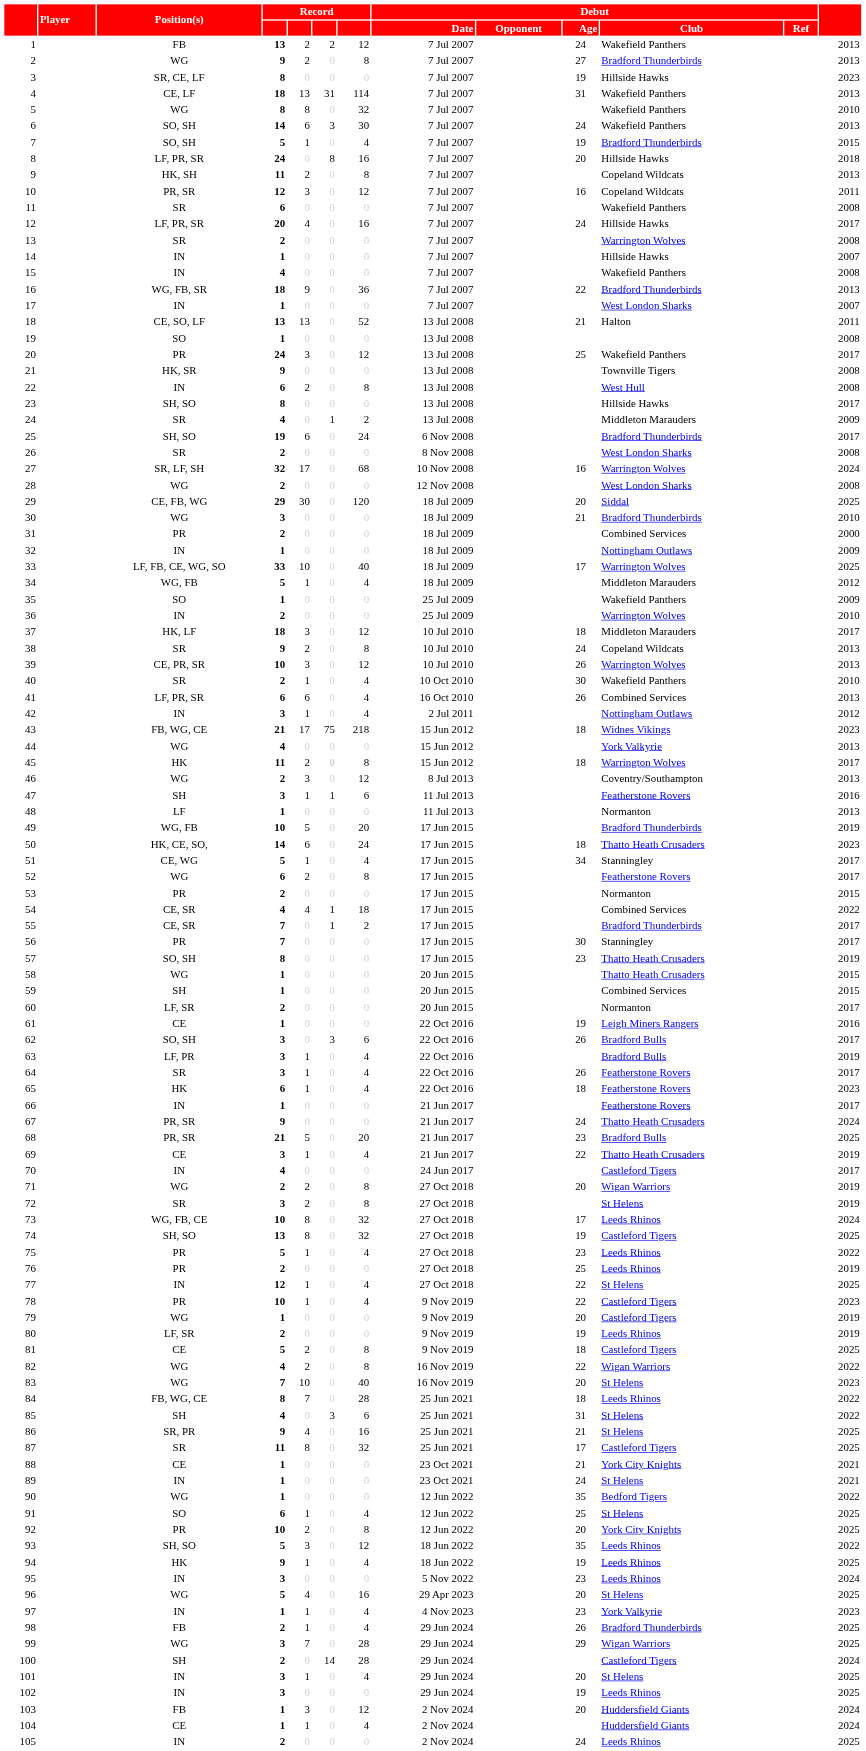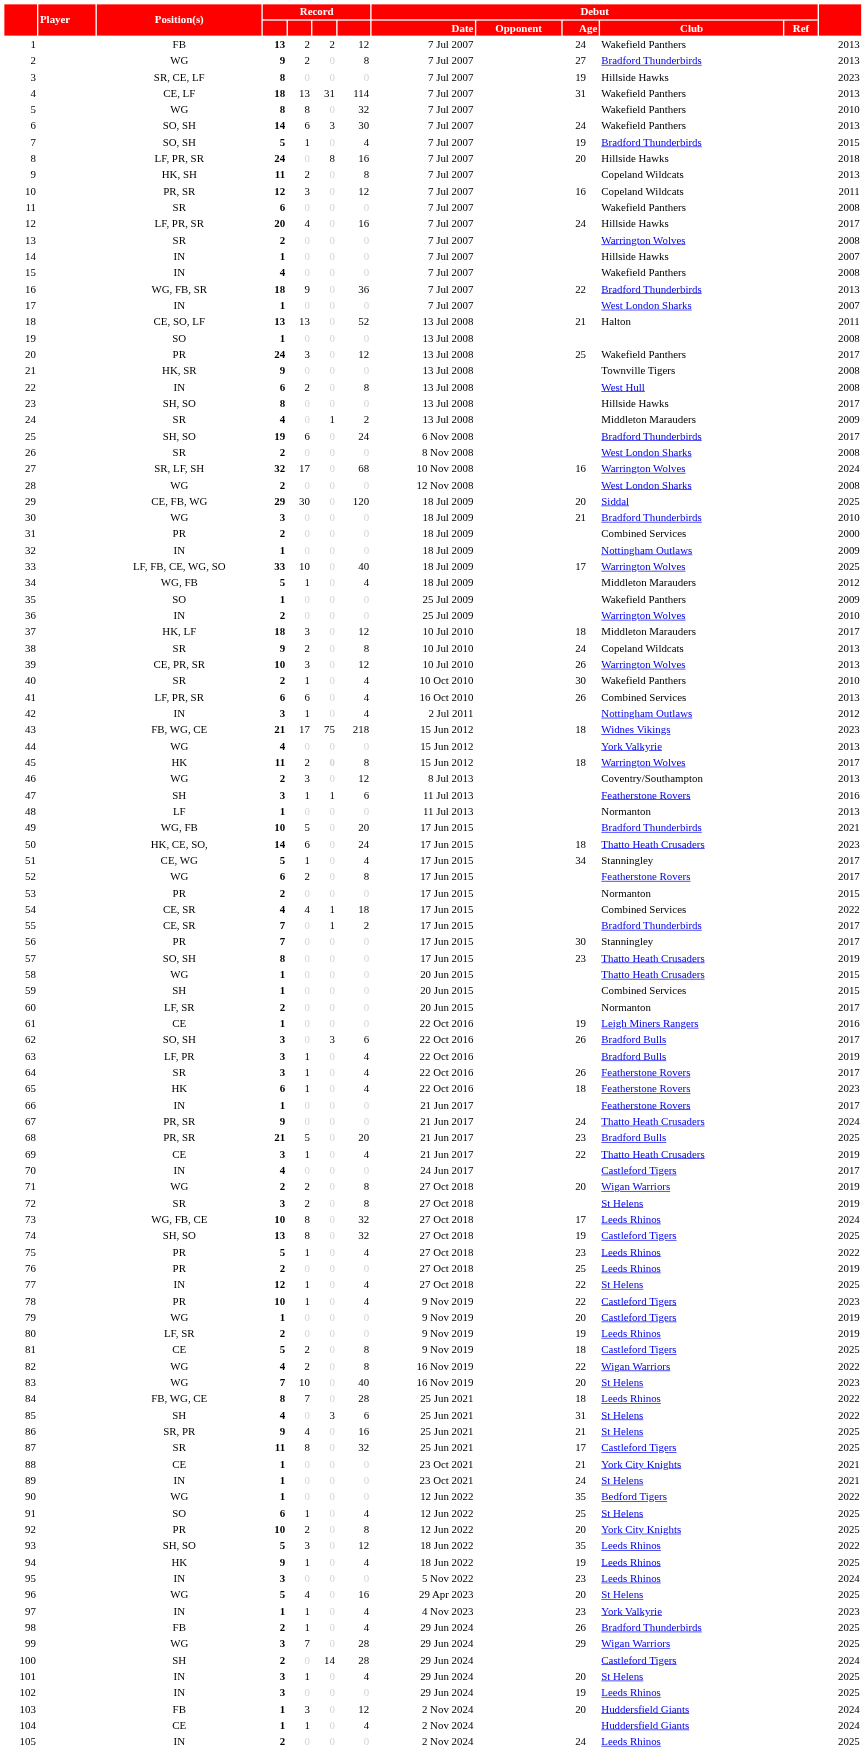(849, 828) 2019 -> (849, 828) 2021
